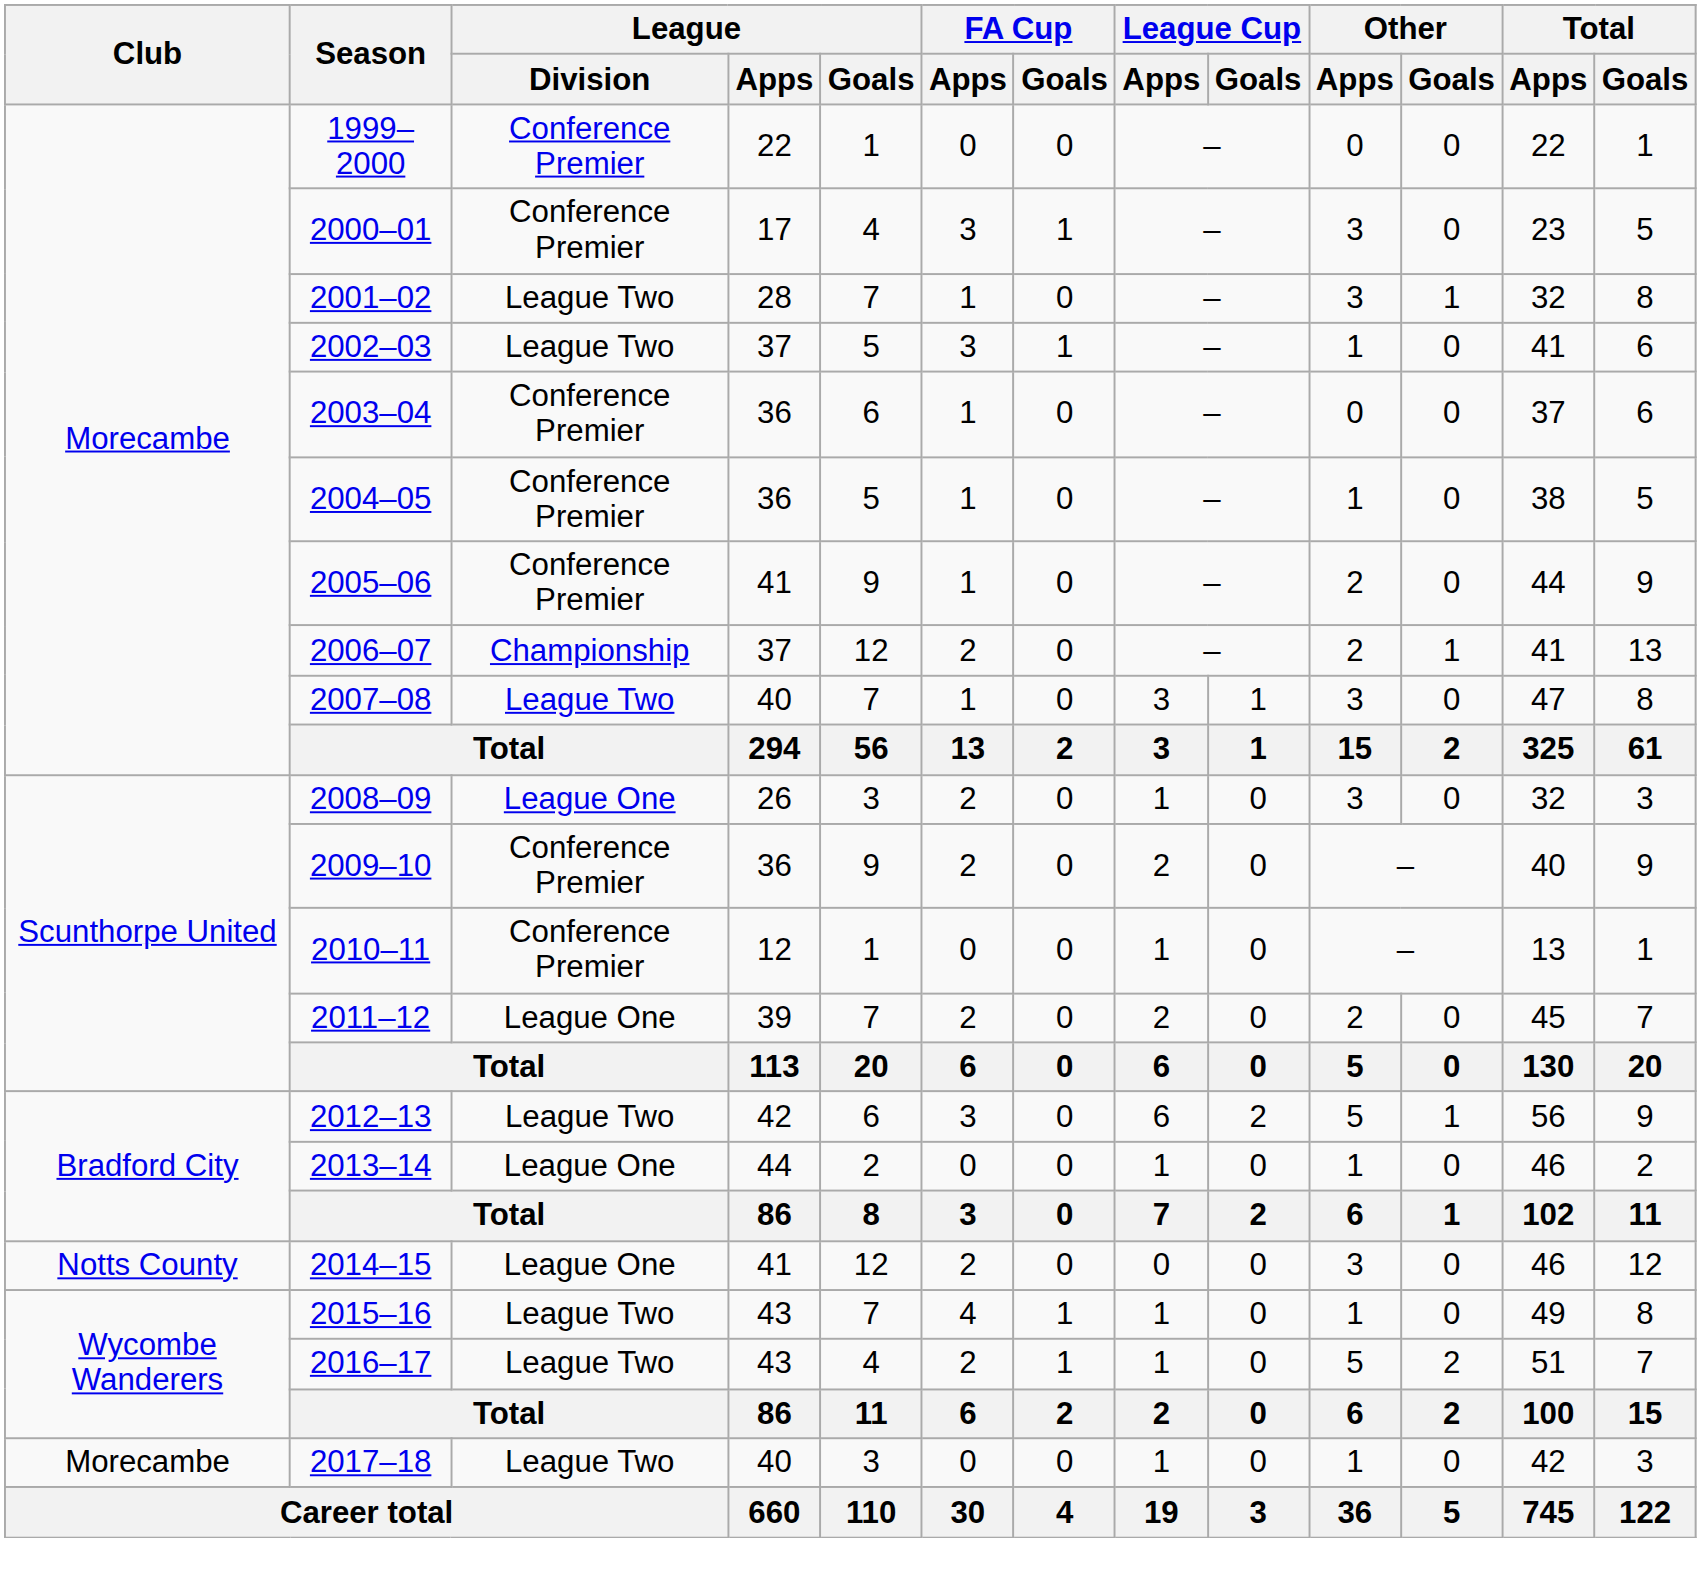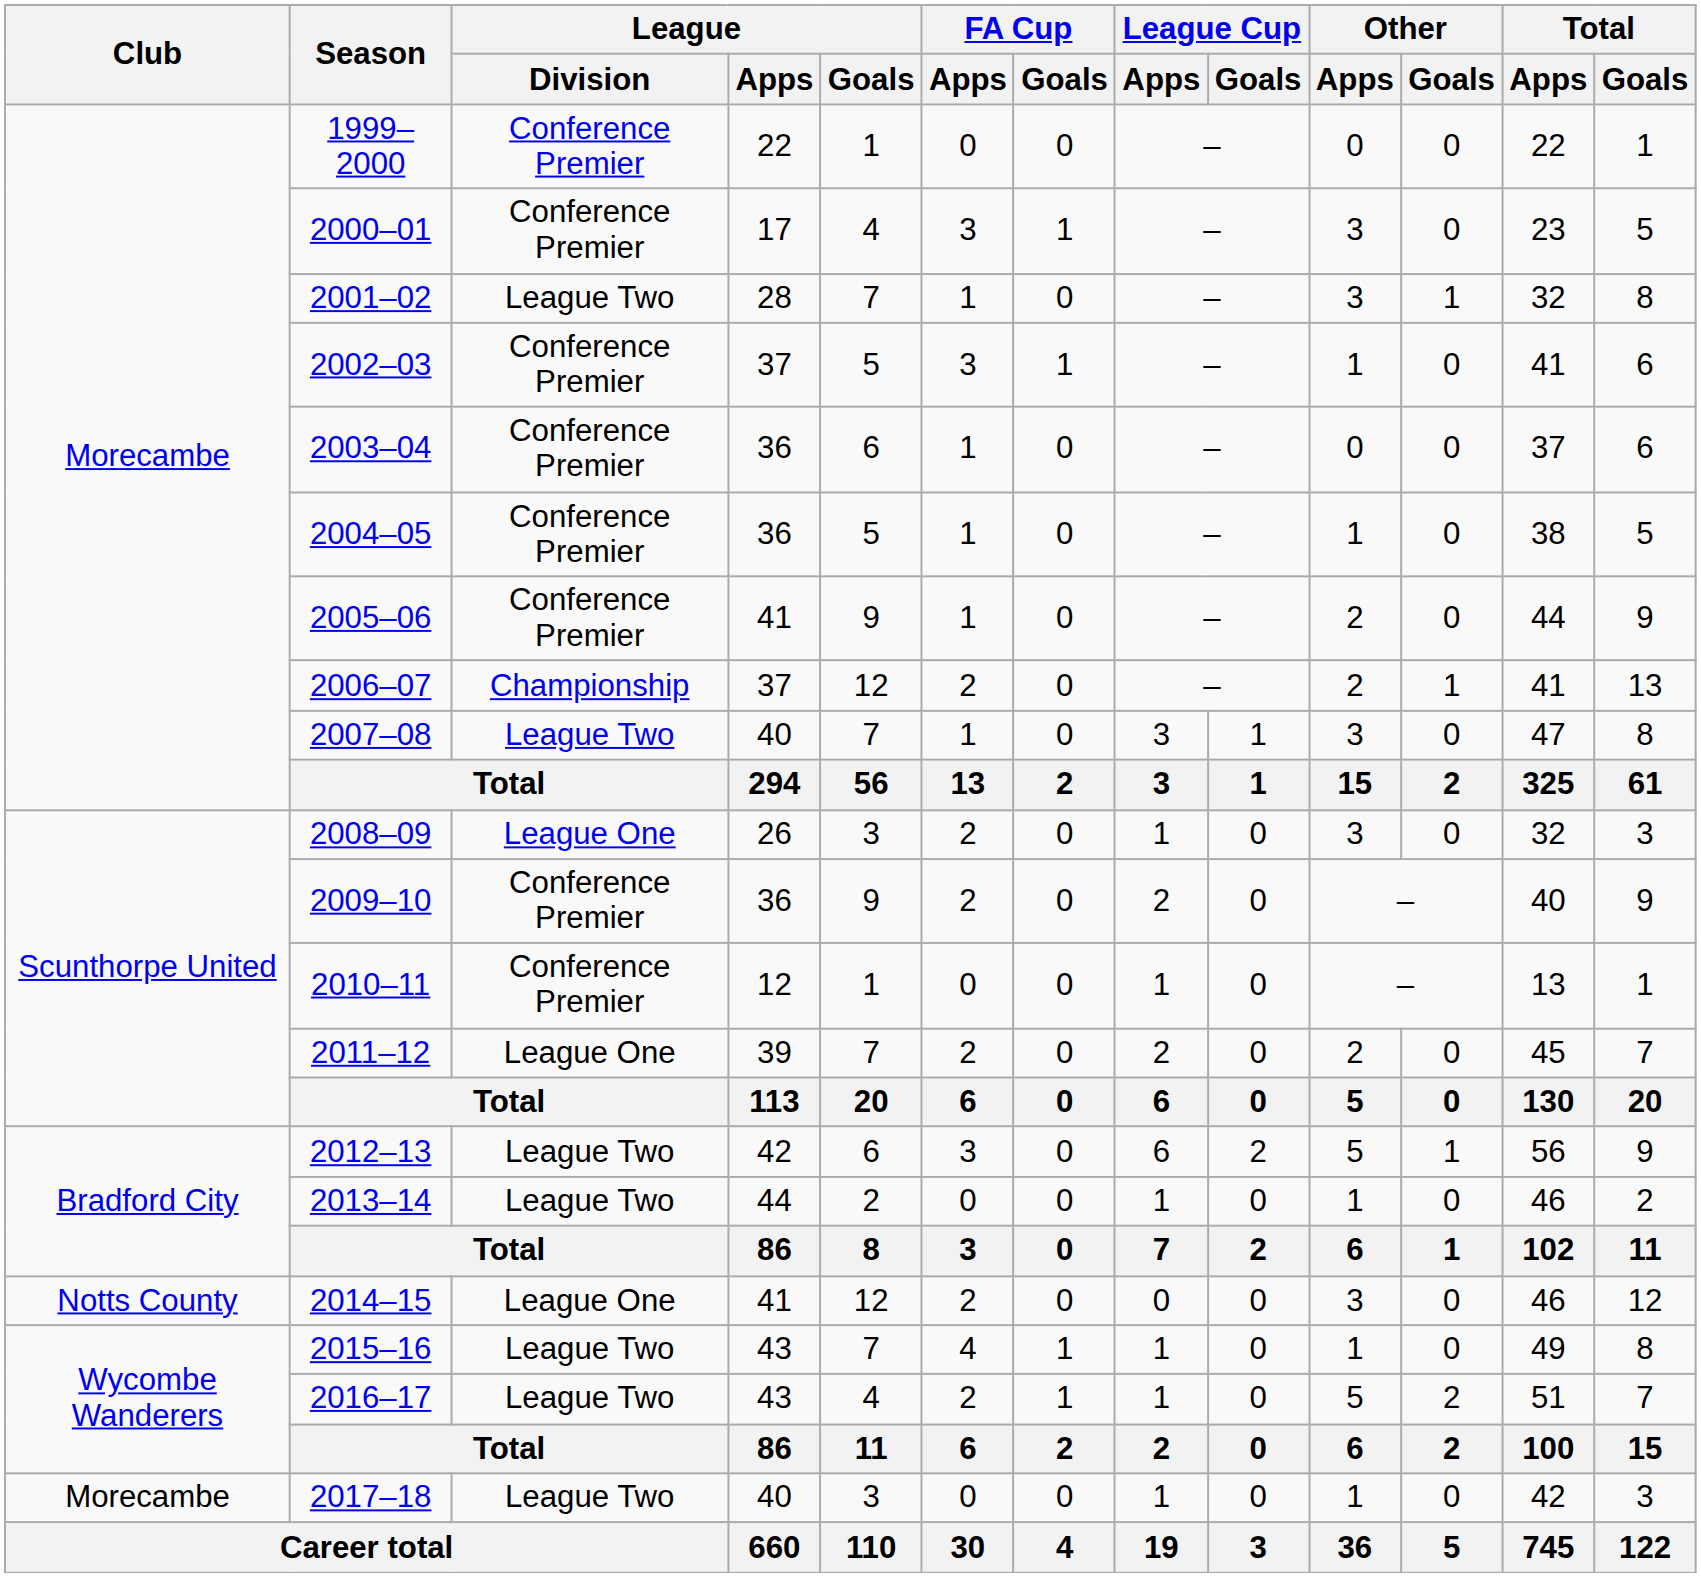(590, 346) League Two -> (590, 364) Conference Premier
(590, 1165) League One -> (590, 1200) League Two
